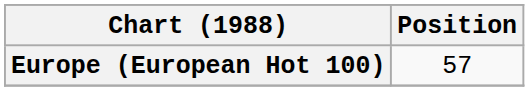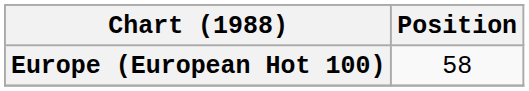(457, 66) 57 -> (457, 66) 58
